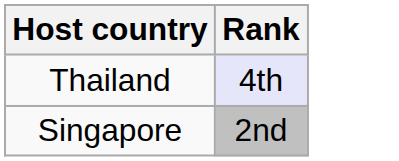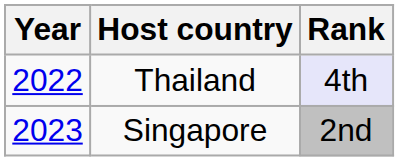+ column: (48, 29)
